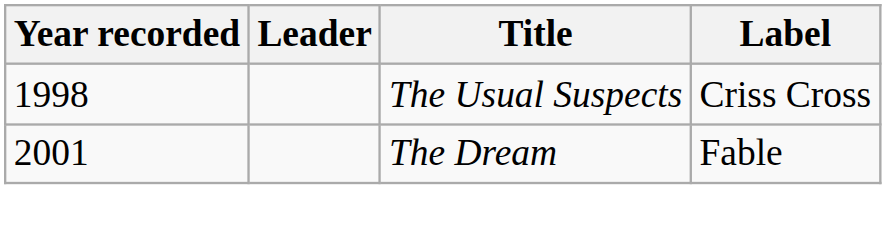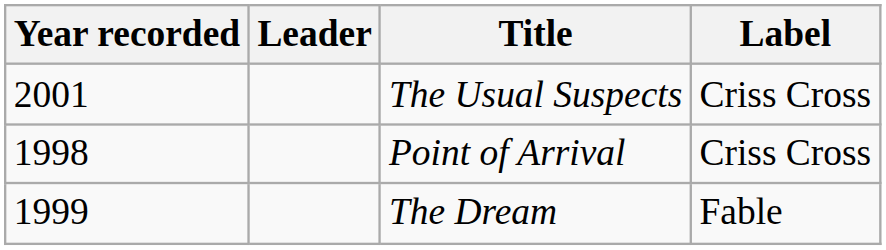(51, 93) 1998 -> (51, 93) 2001
+ row: (507, 152)
(51, 152) 2001 -> (51, 212) 1999
